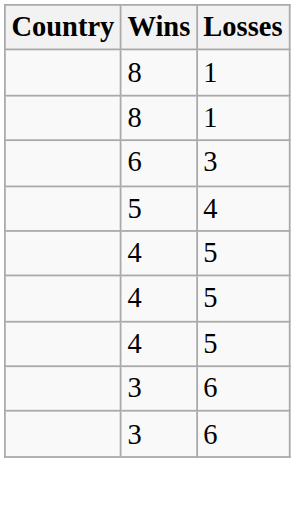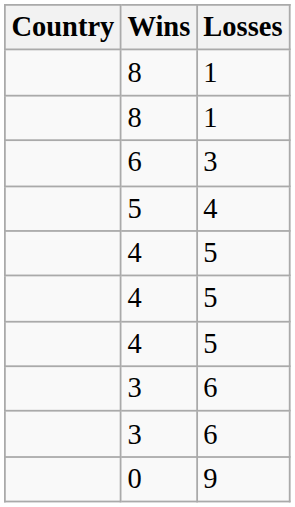+ row: (135, 478)
